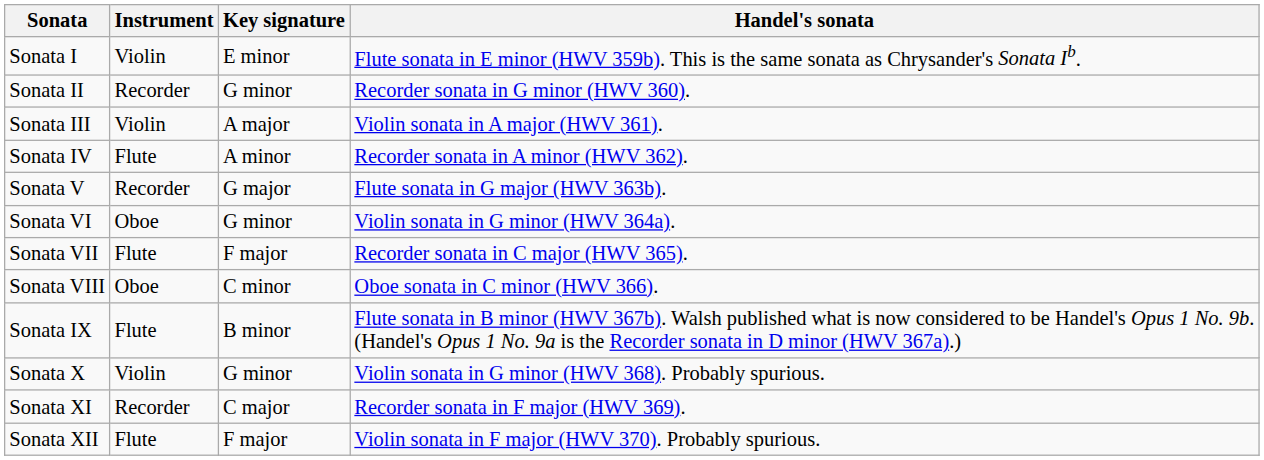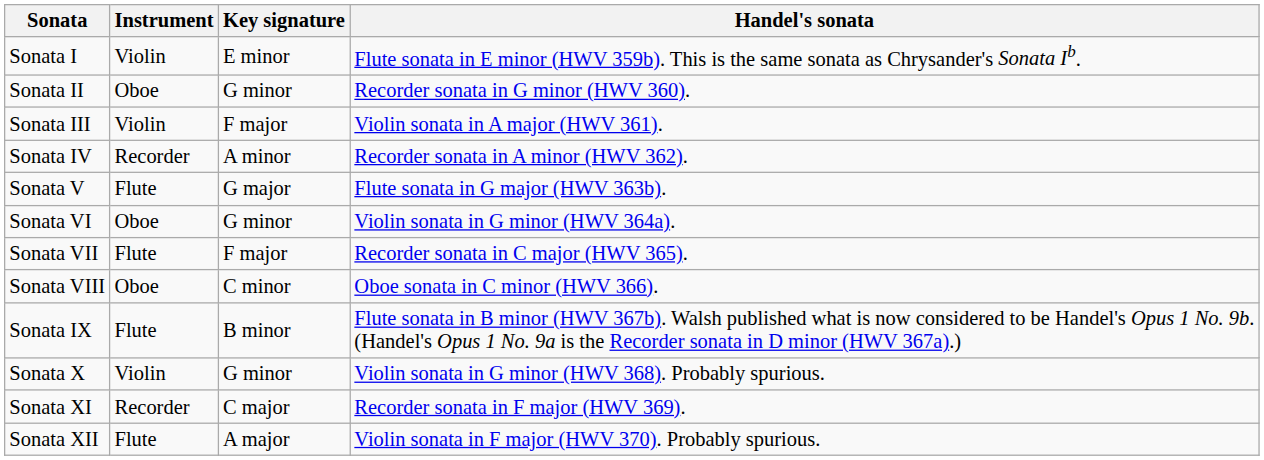(152, 91) Recorder -> (137, 91) Oboe
(256, 123) A major -> (255, 123) F major
(136, 156) Flute -> (152, 156) Recorder
(152, 188) Recorder -> (136, 188) Flute
(255, 439) F major -> (256, 439) A major
